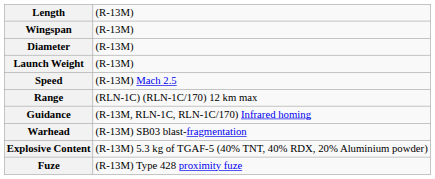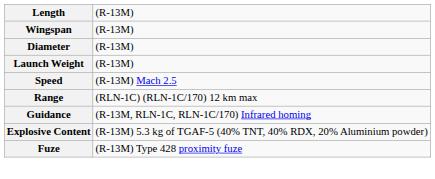- row: (49, 132)
